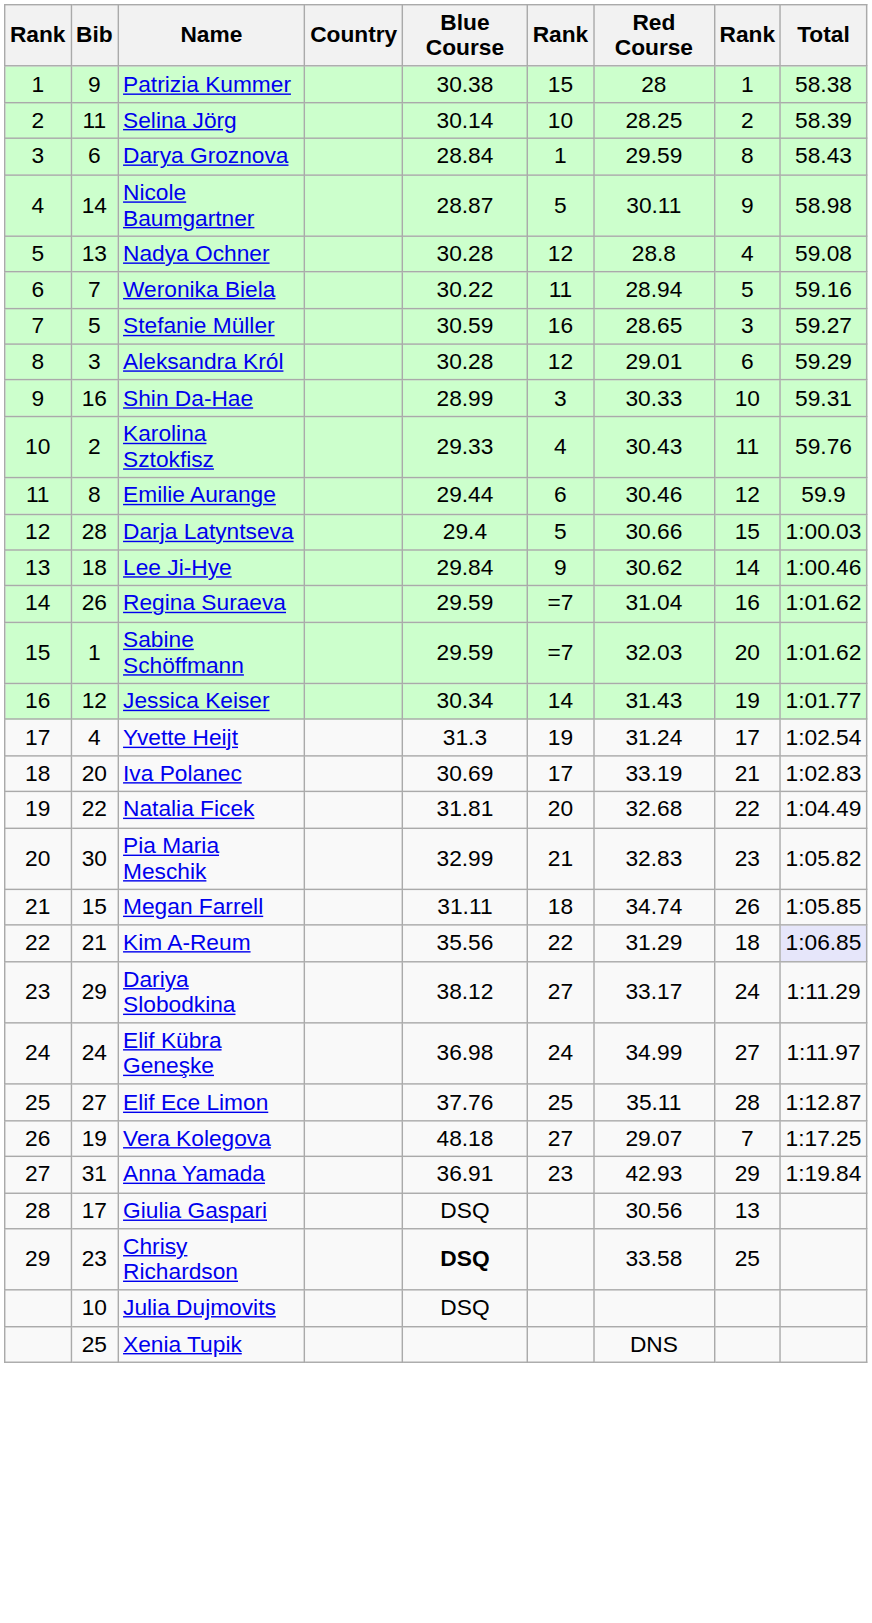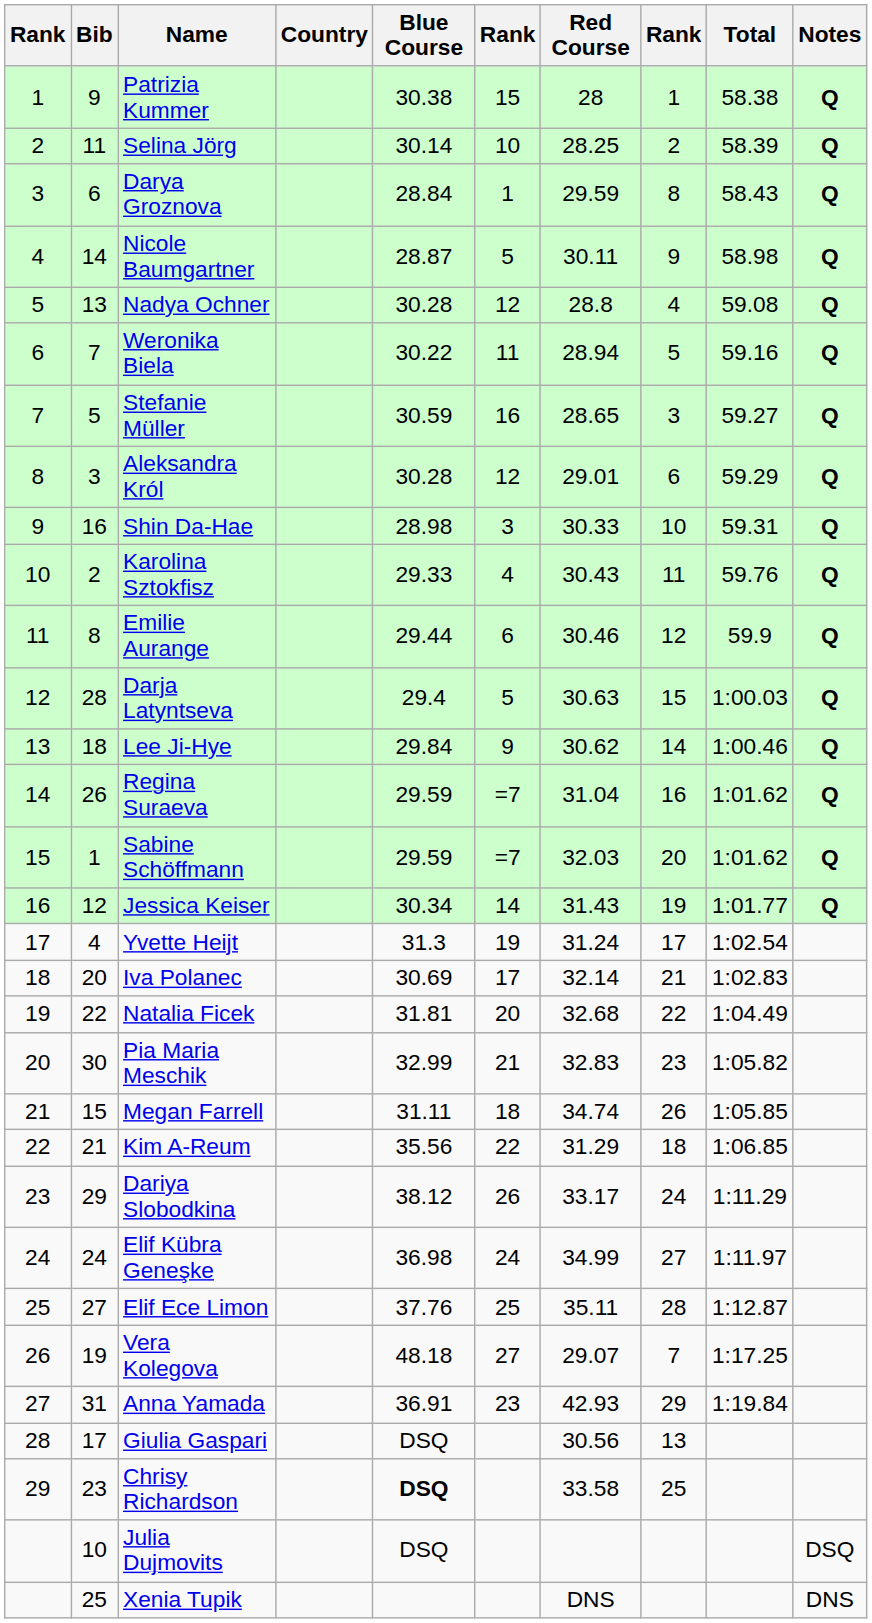+ column: (830, 35)
(465, 397) 28.99 -> (424, 525) 28.98
(654, 531) 30.66 -> (591, 697) 30.63
(654, 773) 33.19 -> (591, 977) 32.14
(823, 943) lavender background -> (750, 1147) no background
(560, 991) 27 -> (508, 1196) 26
